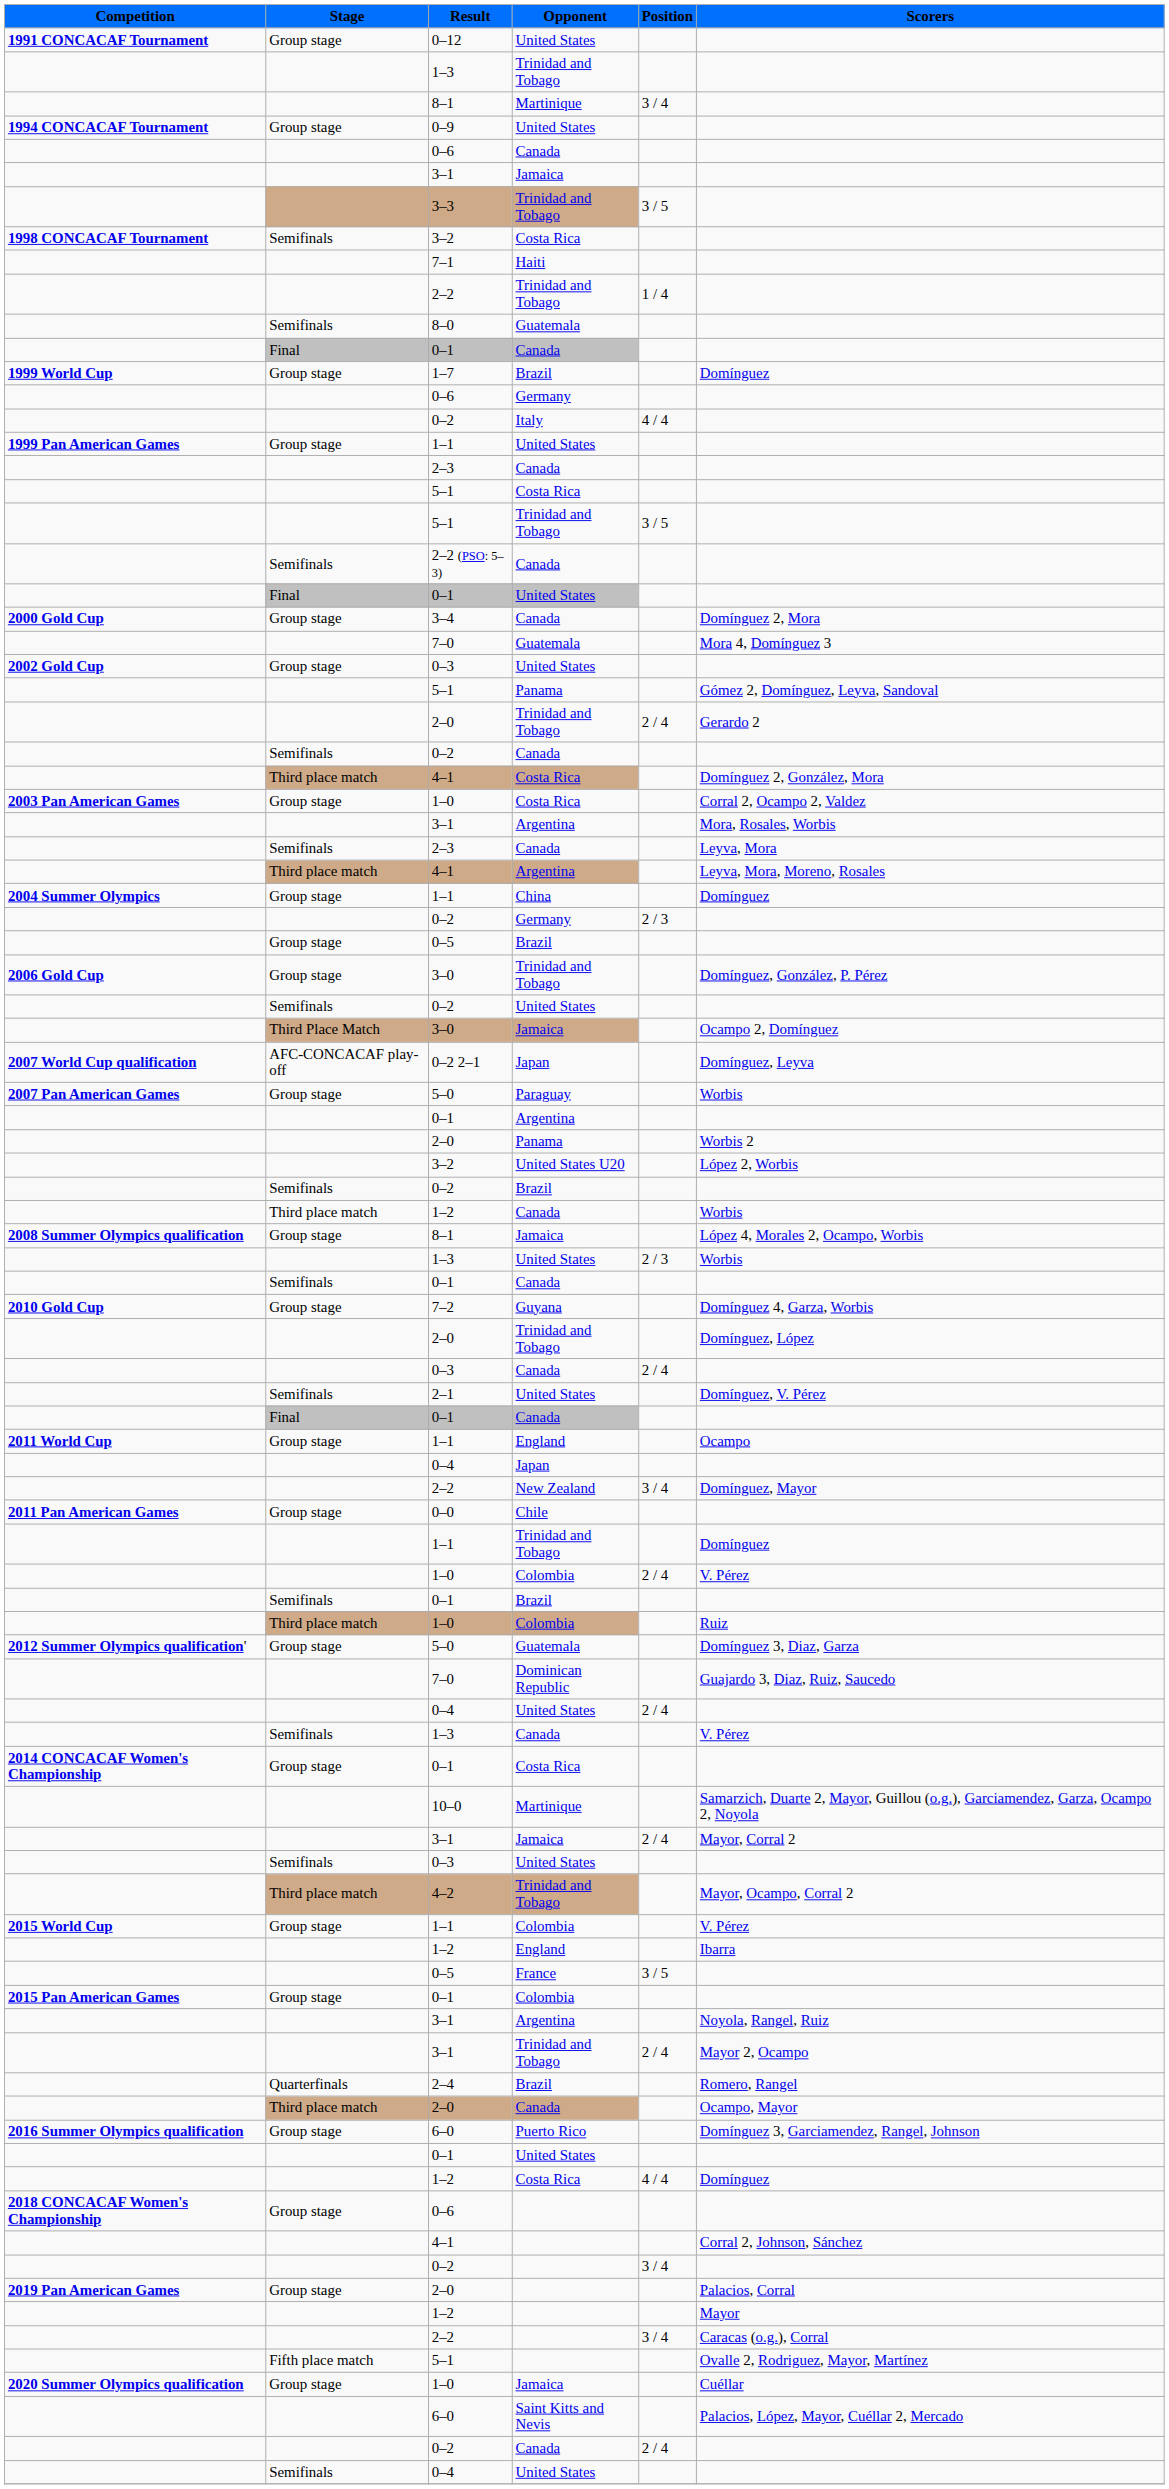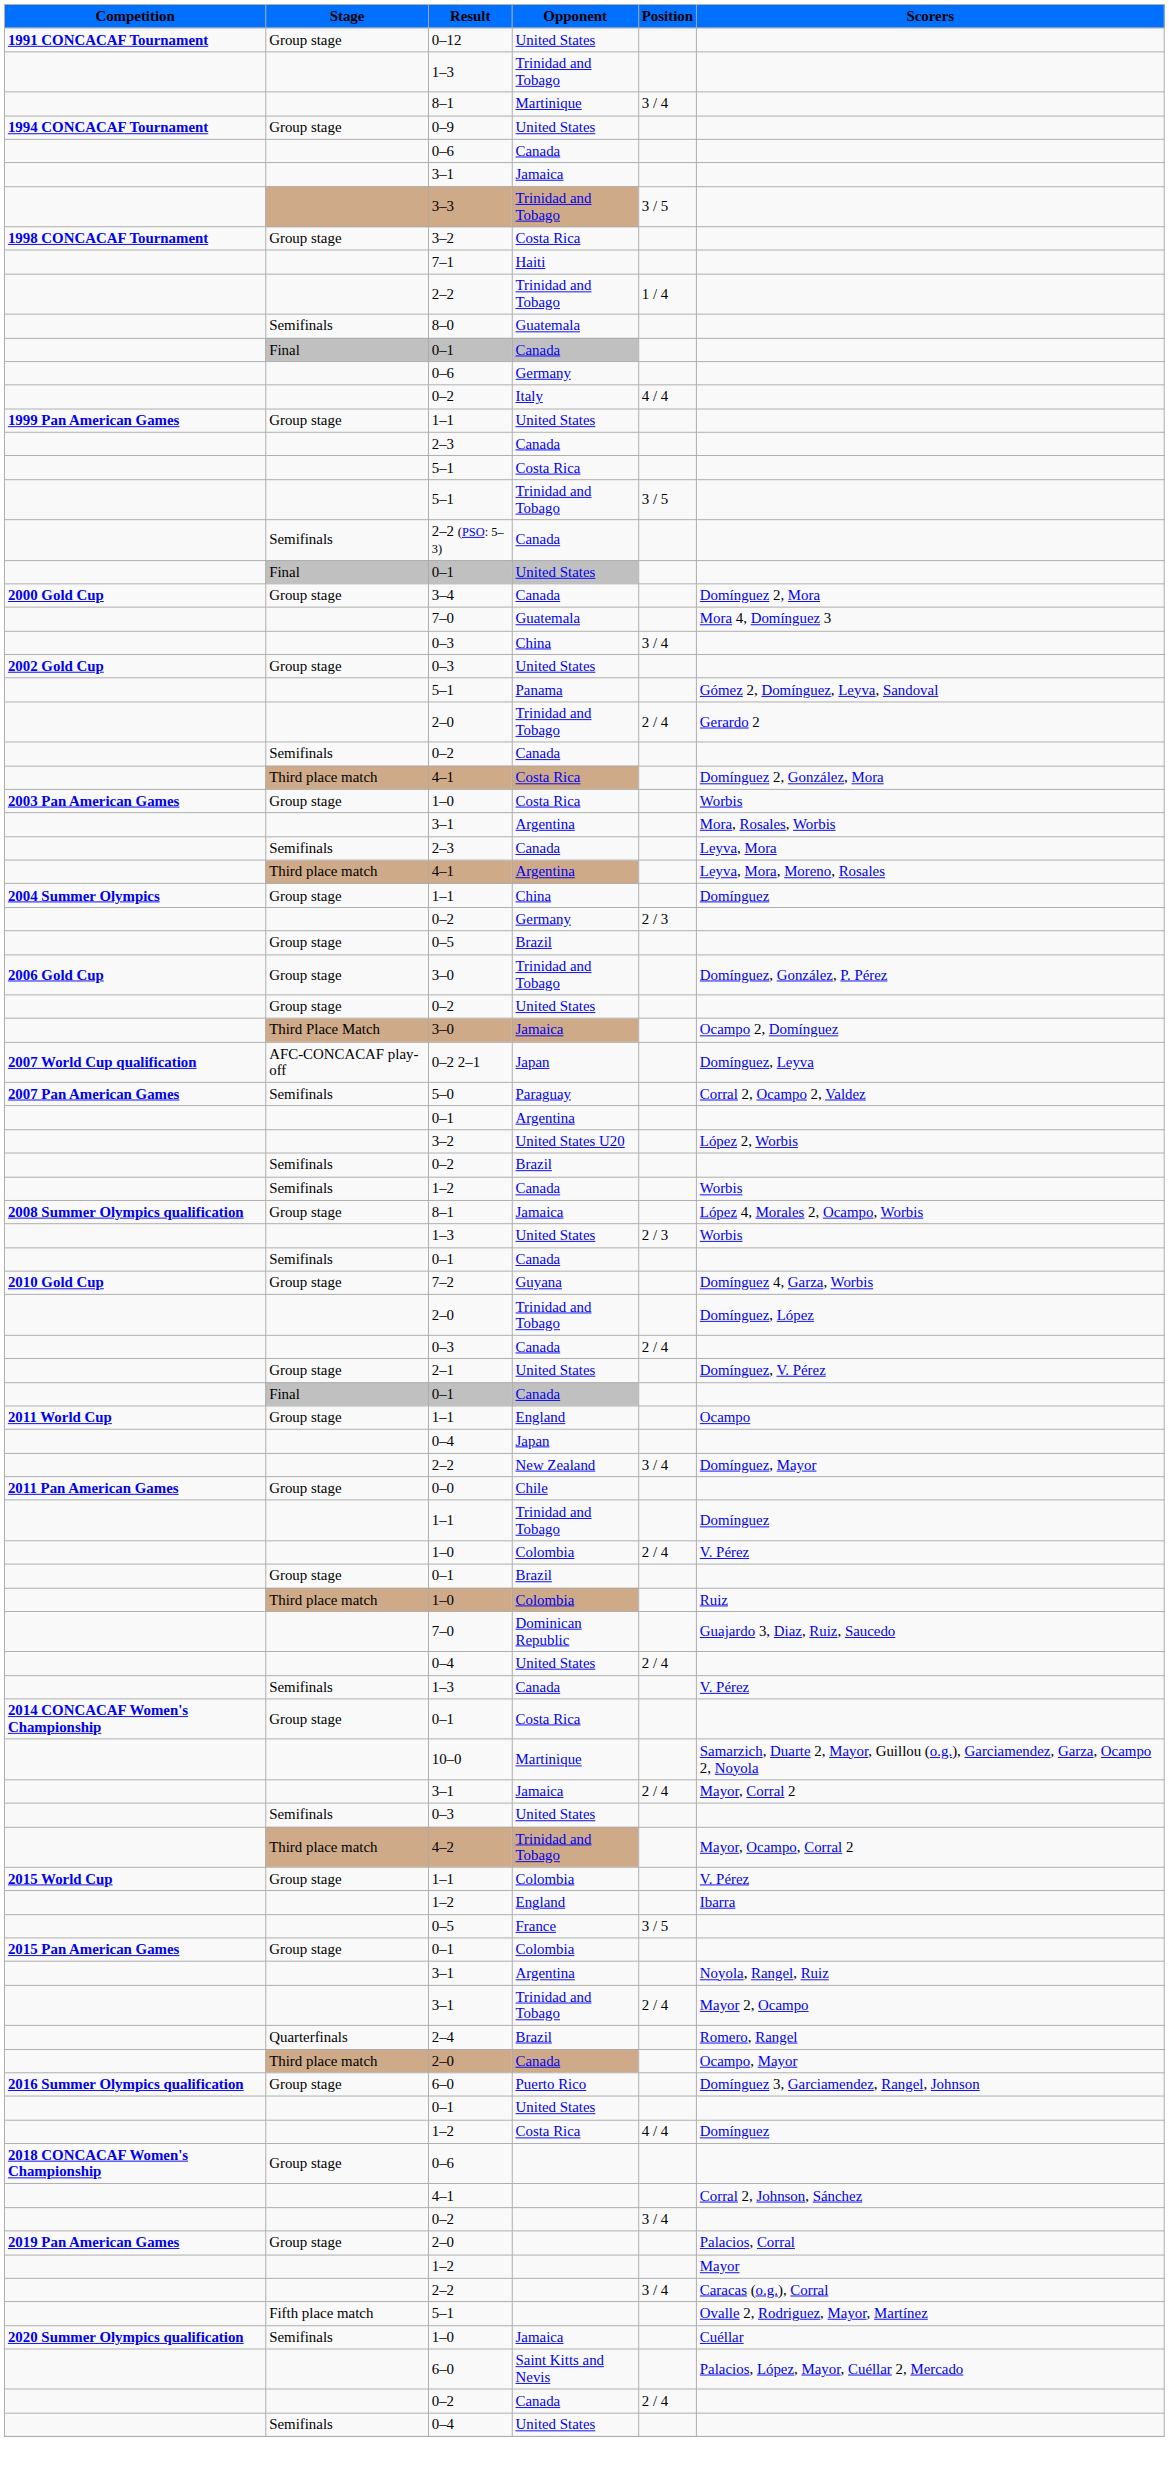(301, 238) Semifinals -> (305, 238) Group stage
- row: (443, 373)
+ row: (443, 642)
(783, 801) Corral 2, Ocampo 2, Valdez -> (721, 801) Worbis
(301, 1006) Semifinals -> (305, 1006) Group stage
(305, 1094) Group stage -> (301, 1094) Semifinals
(721, 1094) Worbis -> (783, 1094) Corral 2, Ocampo 2, Valdez
- row: (443, 1141)
(323, 1212) Third place match -> (301, 1188) Semifinals
(301, 1394) Semifinals -> (305, 1370) Group stage
(301, 1599) Semifinals -> (305, 1576) Group stage
- row: (443, 1646)
(305, 2384) Group stage -> (301, 2337) Semifinals
